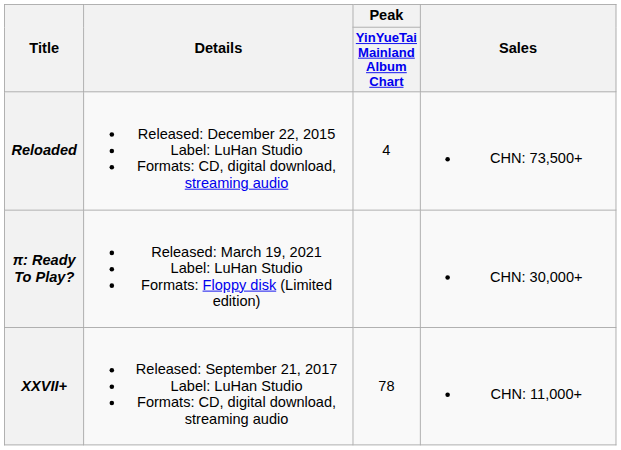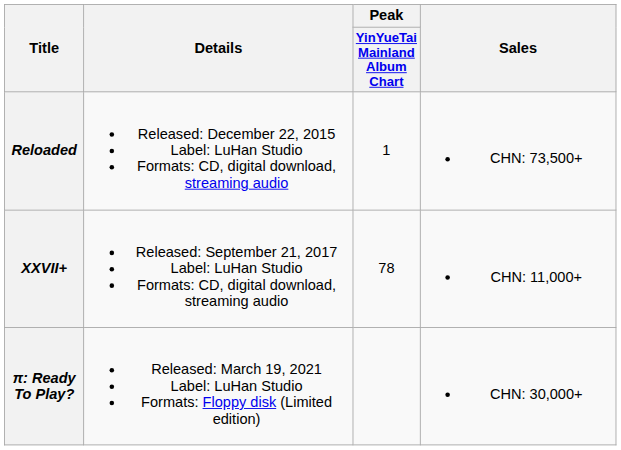(386, 150) 4 -> (386, 150) 1
rows swapped: (44, 386) <-> (44, 268)
